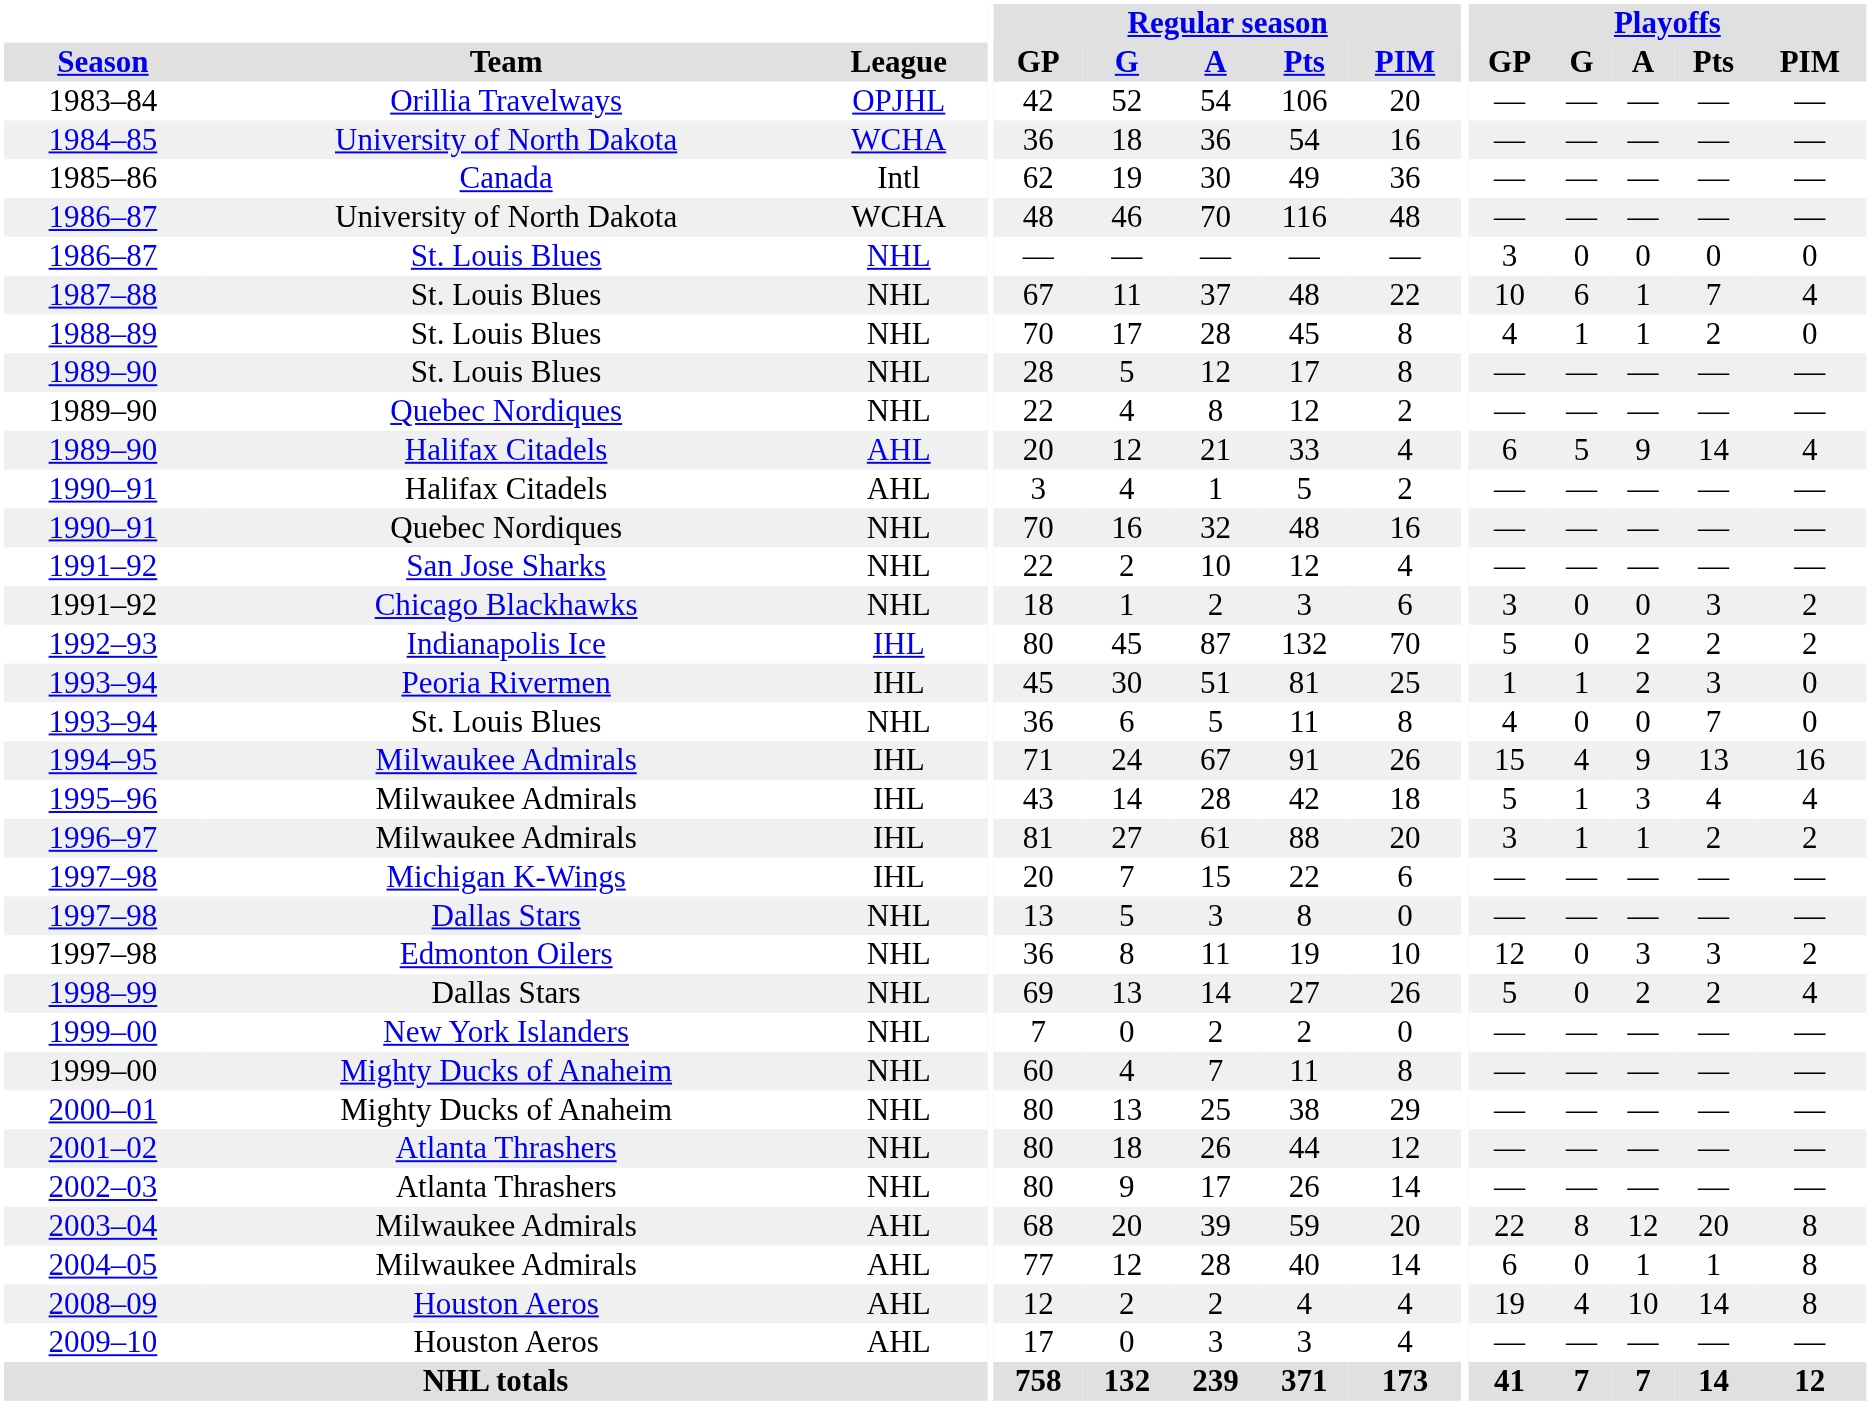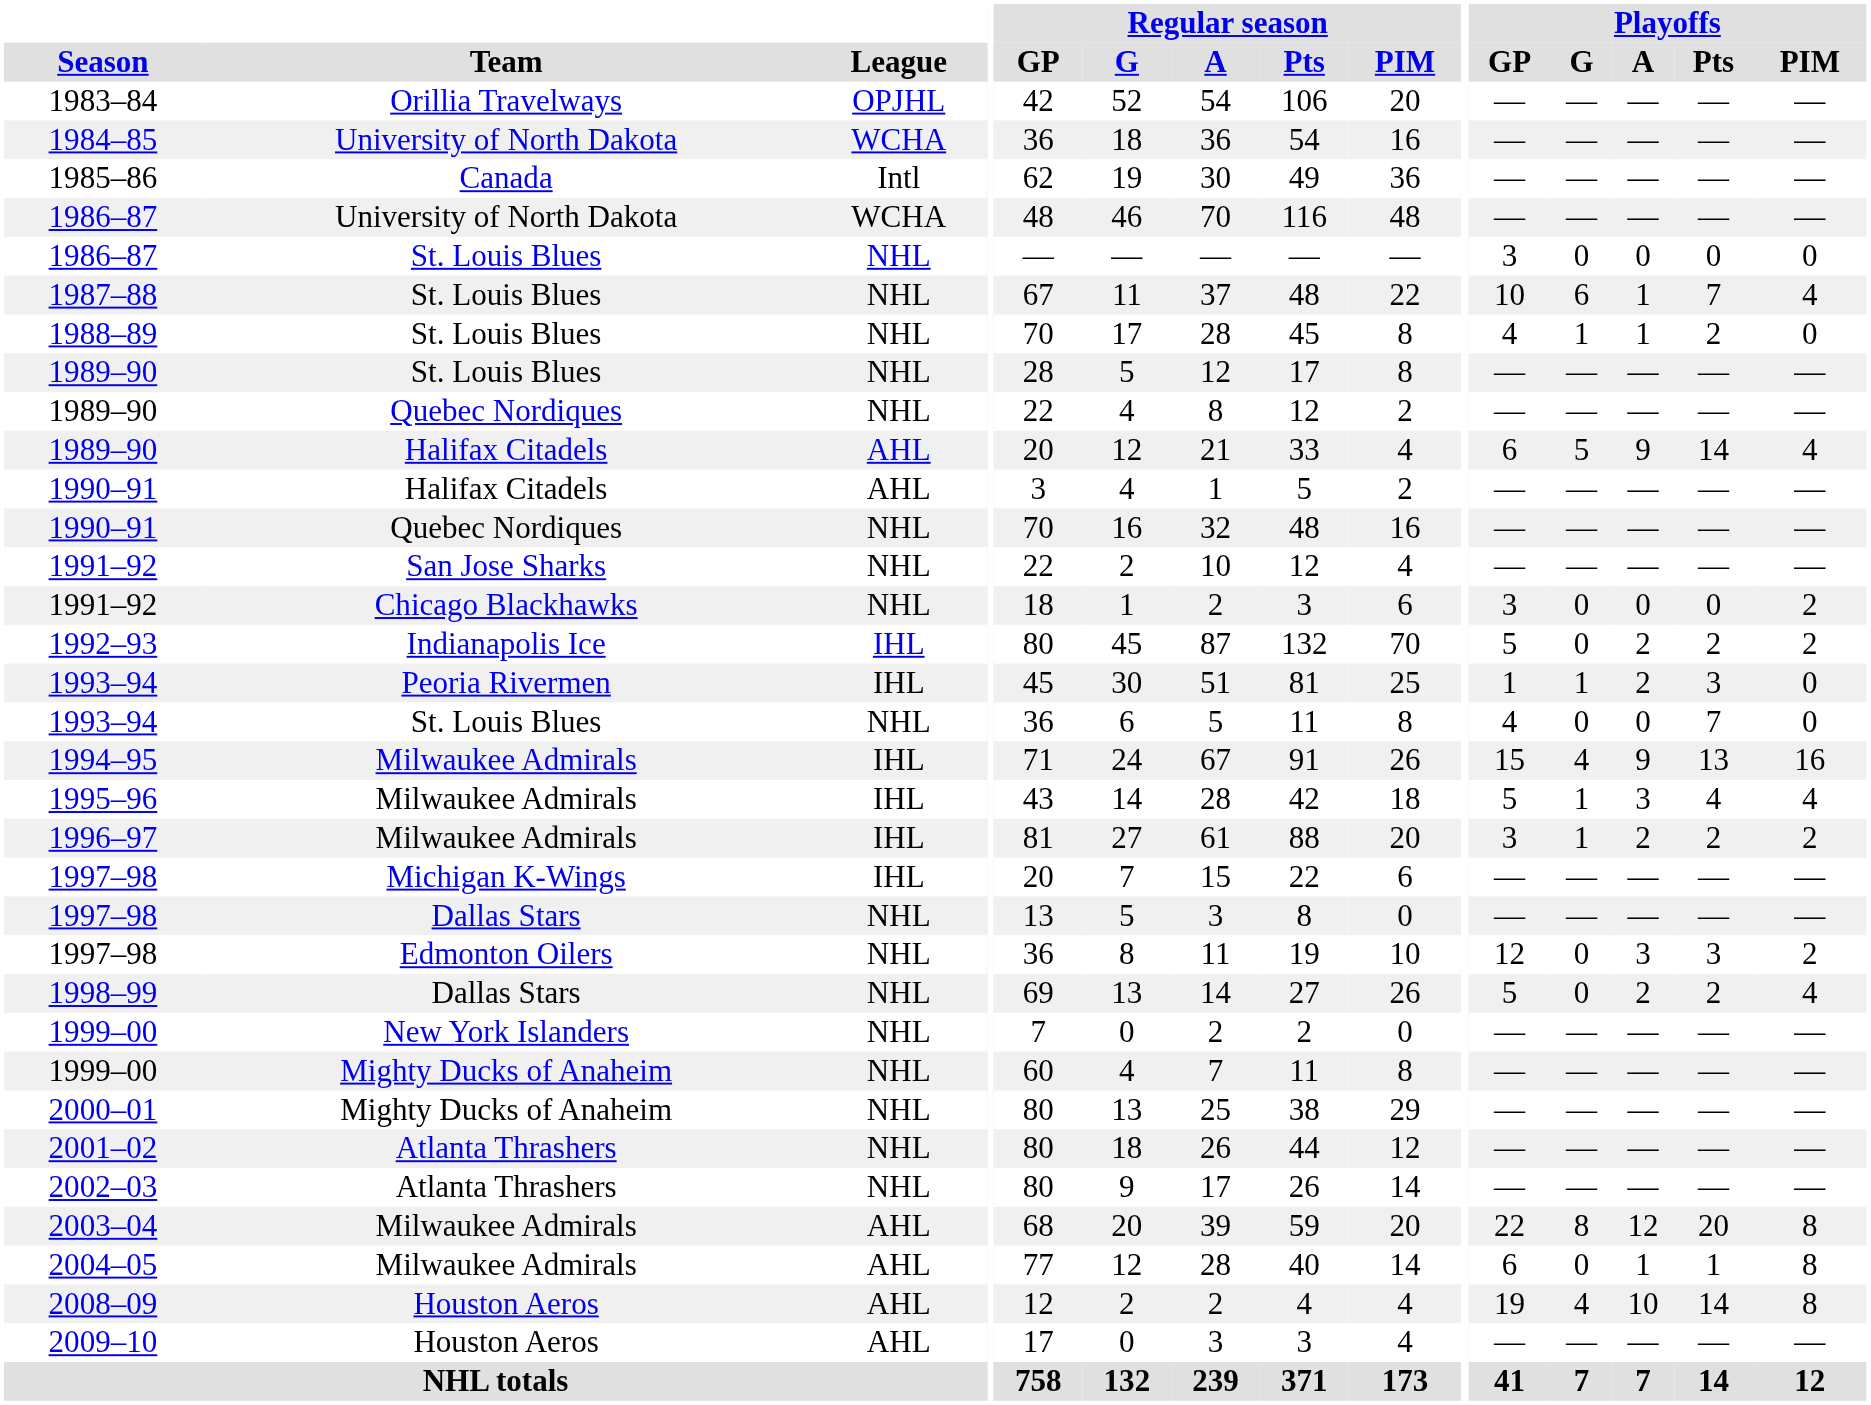(1713, 604) 3 -> (1713, 604) 0
(1643, 837) 1 -> (1643, 837) 2
